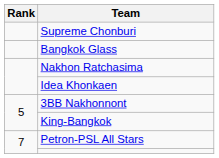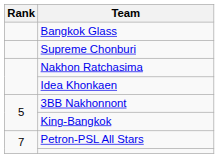rows swapped: (79, 49) <-> (88, 31)
